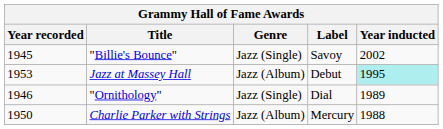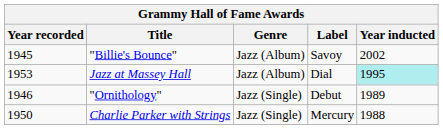(269, 54) Jazz (Single) -> (270, 54) Jazz (Album)
(326, 74) Debut -> (321, 74) Dial
(321, 94) Dial -> (326, 94) Debut
(270, 114) Jazz (Album) -> (269, 114) Jazz (Single)
